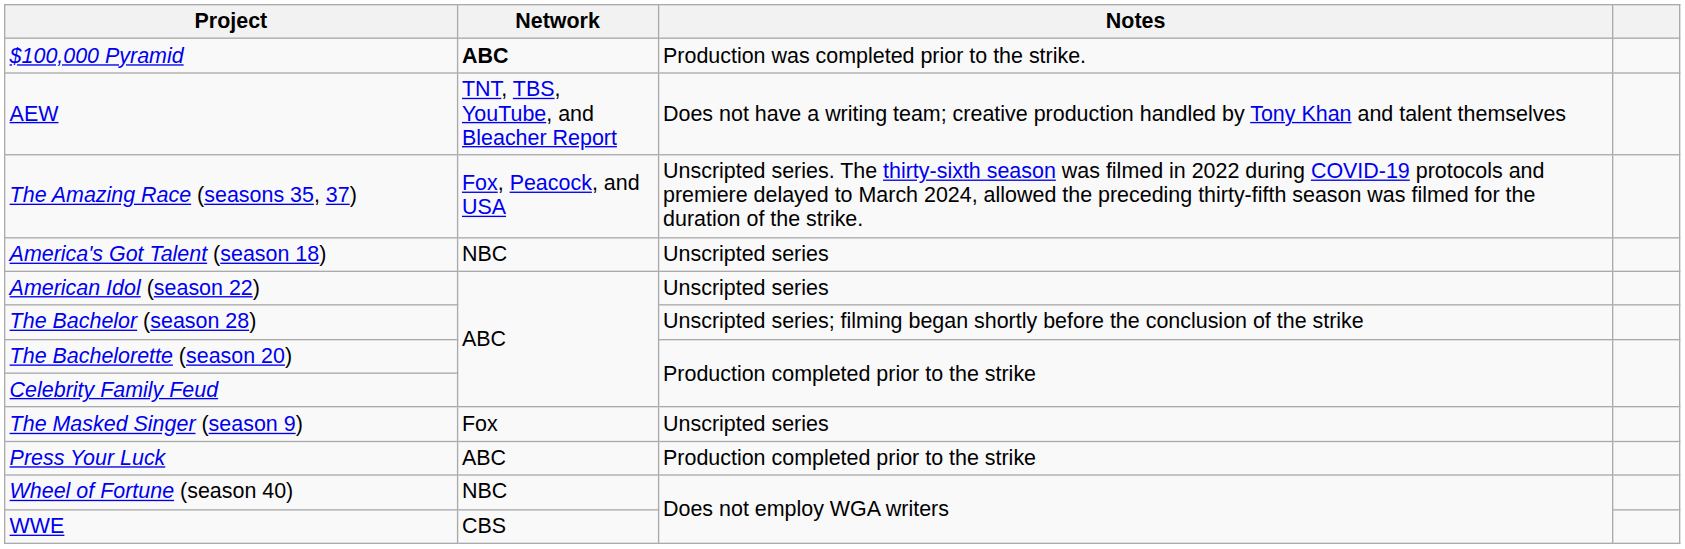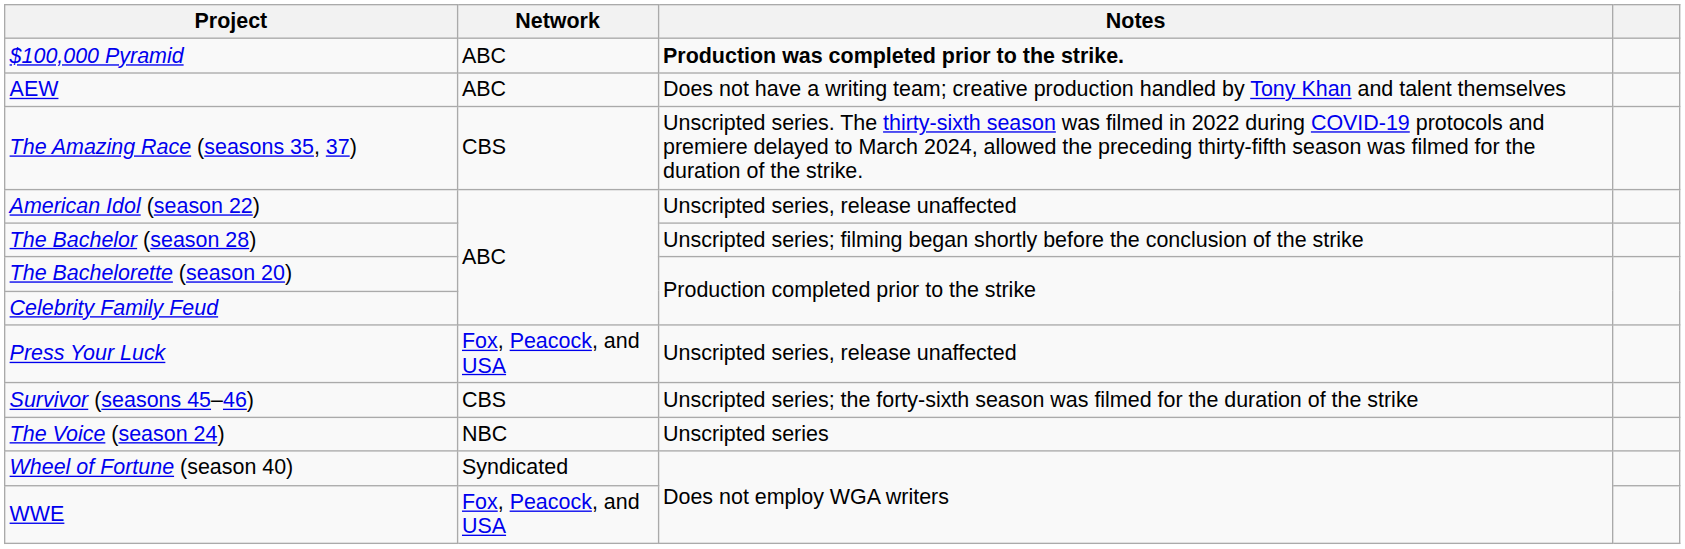(485, 55) bold -> (484, 55) normal
(875, 55) normal -> (894, 55) bold
(539, 113) TNT, TBS, YouTube, and Bleacher Report -> (484, 89) ABC
(551, 195) Fox, Peacock, and USA -> (484, 147) CBS
- row: (168, 253)
(746, 287) Unscripted series -> (840, 205) Unscripted series, release unaffected
- row: (156, 424)
(484, 458) ABC -> (551, 353) Fox, Peacock, and USA
(850, 458) Production completed prior to the strike -> (840, 353) Unscripted series, release unaffected
+ row: (132, 399)
+ row: (117, 433)
(485, 492) NBC -> (515, 467) Syndicated
(484, 526) CBS -> (551, 513) Fox, Peacock, and USA
